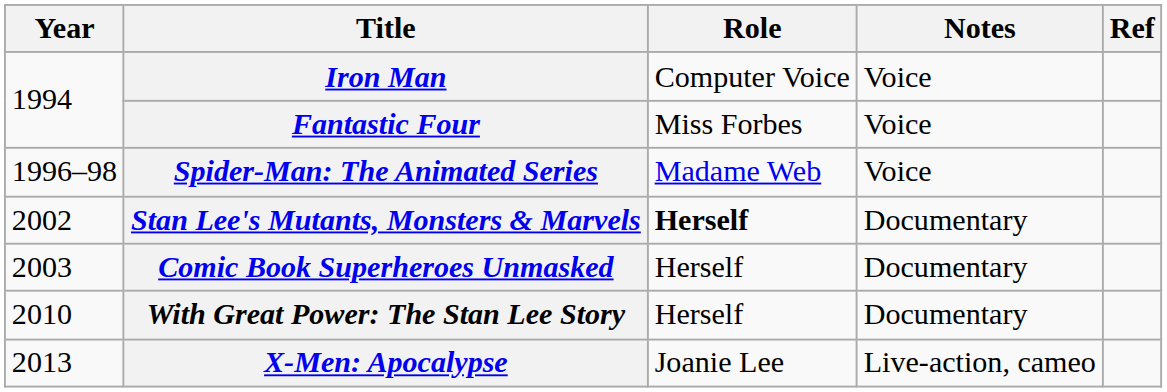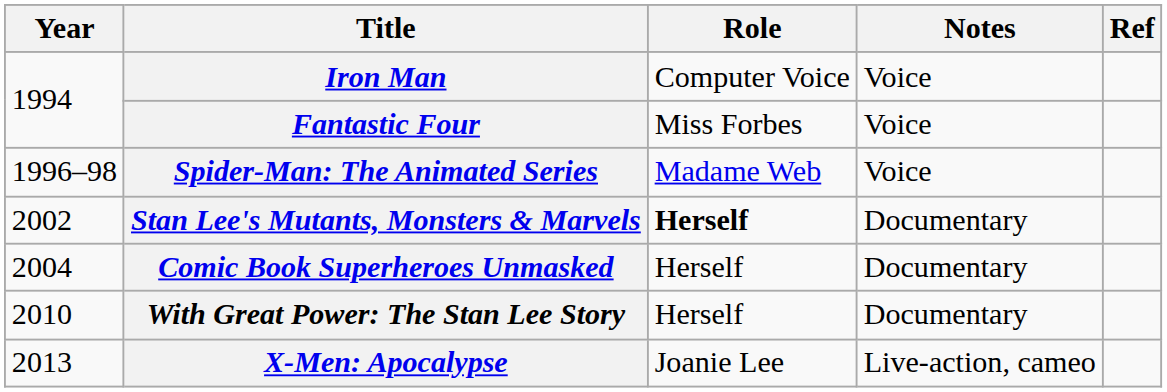(42, 266) 2003 -> (42, 266) 2004
